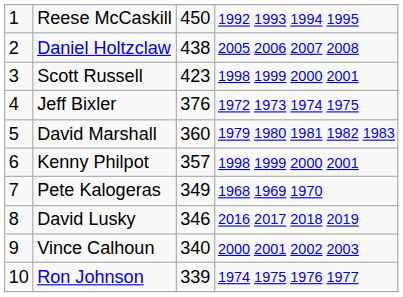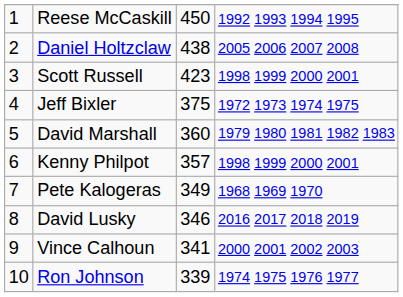(195, 104) 376 -> (195, 104) 375
(195, 248) 340 -> (195, 248) 341
